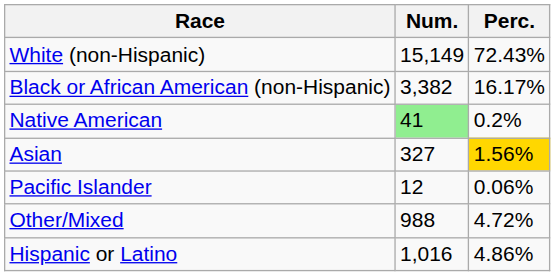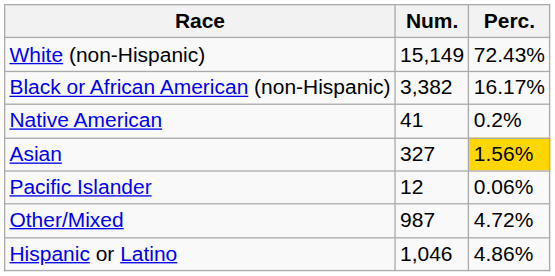(412, 120) lightgreen background -> (412, 120) no background
(418, 220) 988 -> (418, 220) 987
(426, 253) 1,016 -> (426, 253) 1,046
